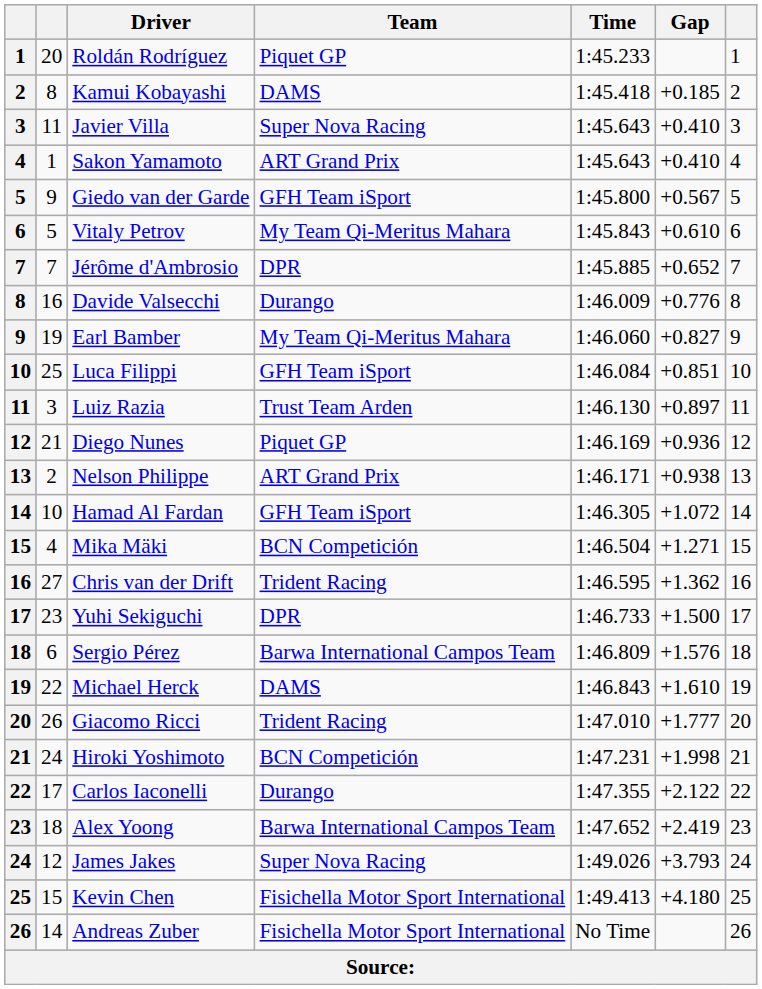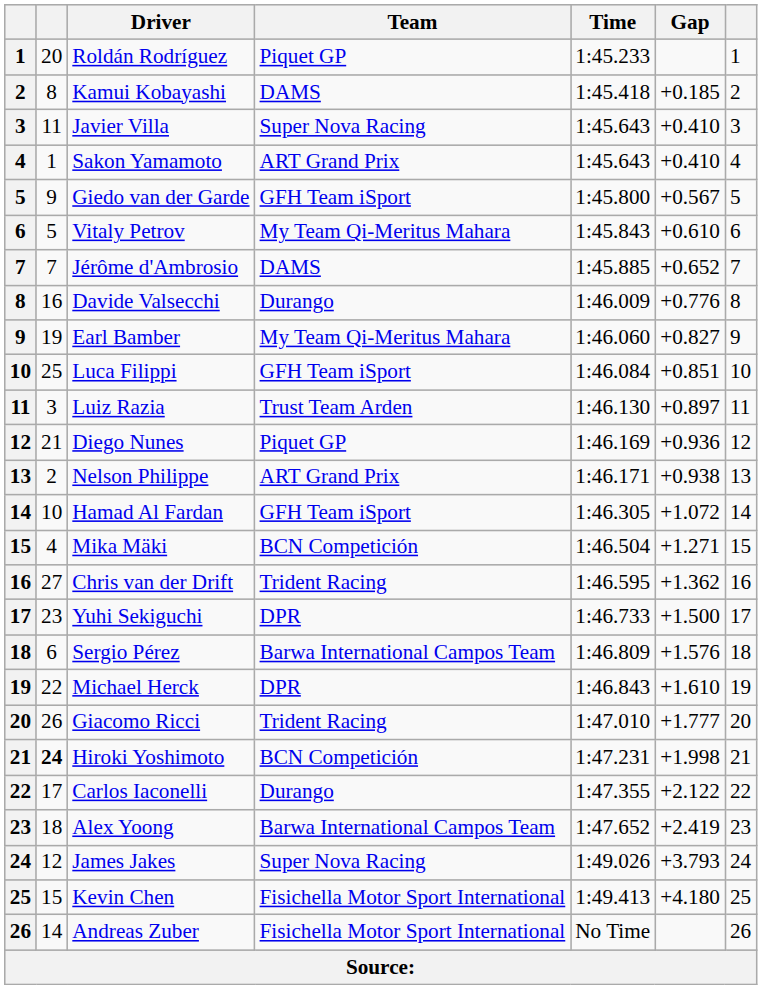(280, 266) DPR -> (290, 266) DAMS
(290, 686) DAMS -> (280, 686) DPR
(52, 756) normal -> (52, 756) bold
